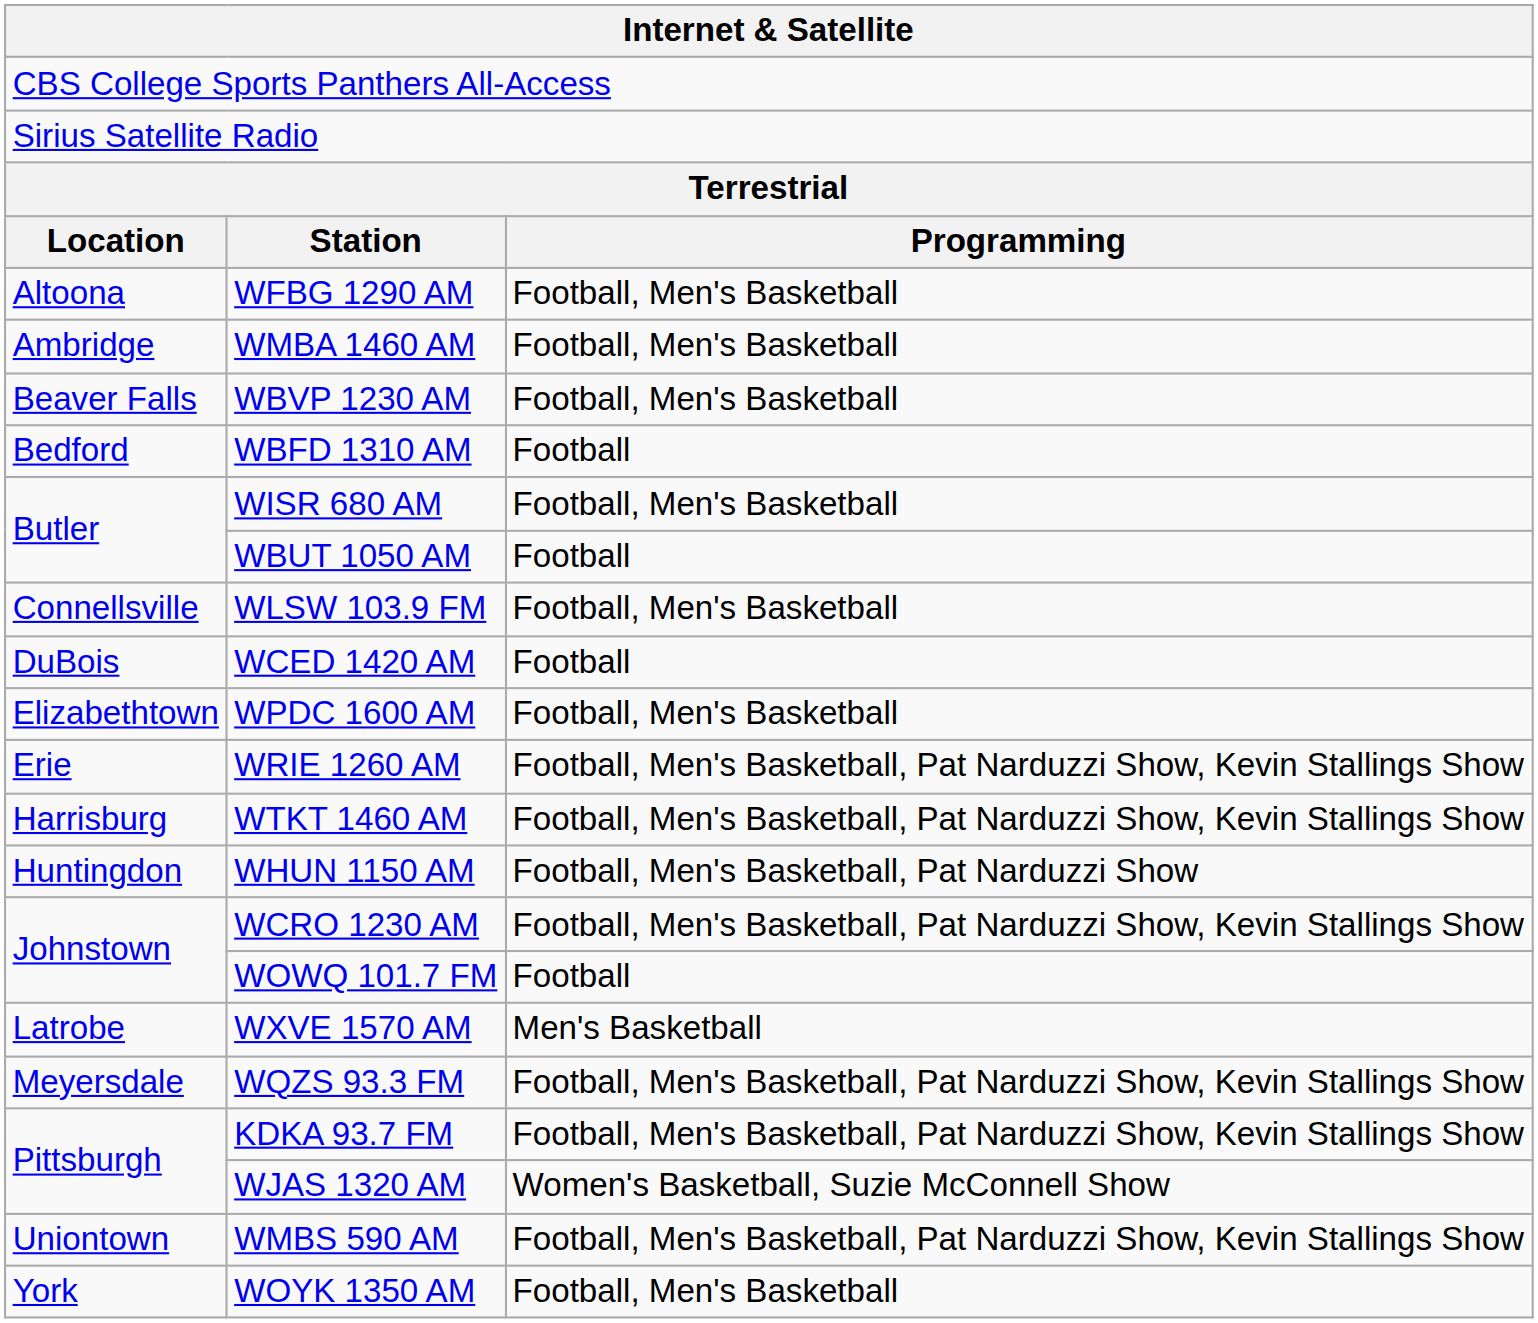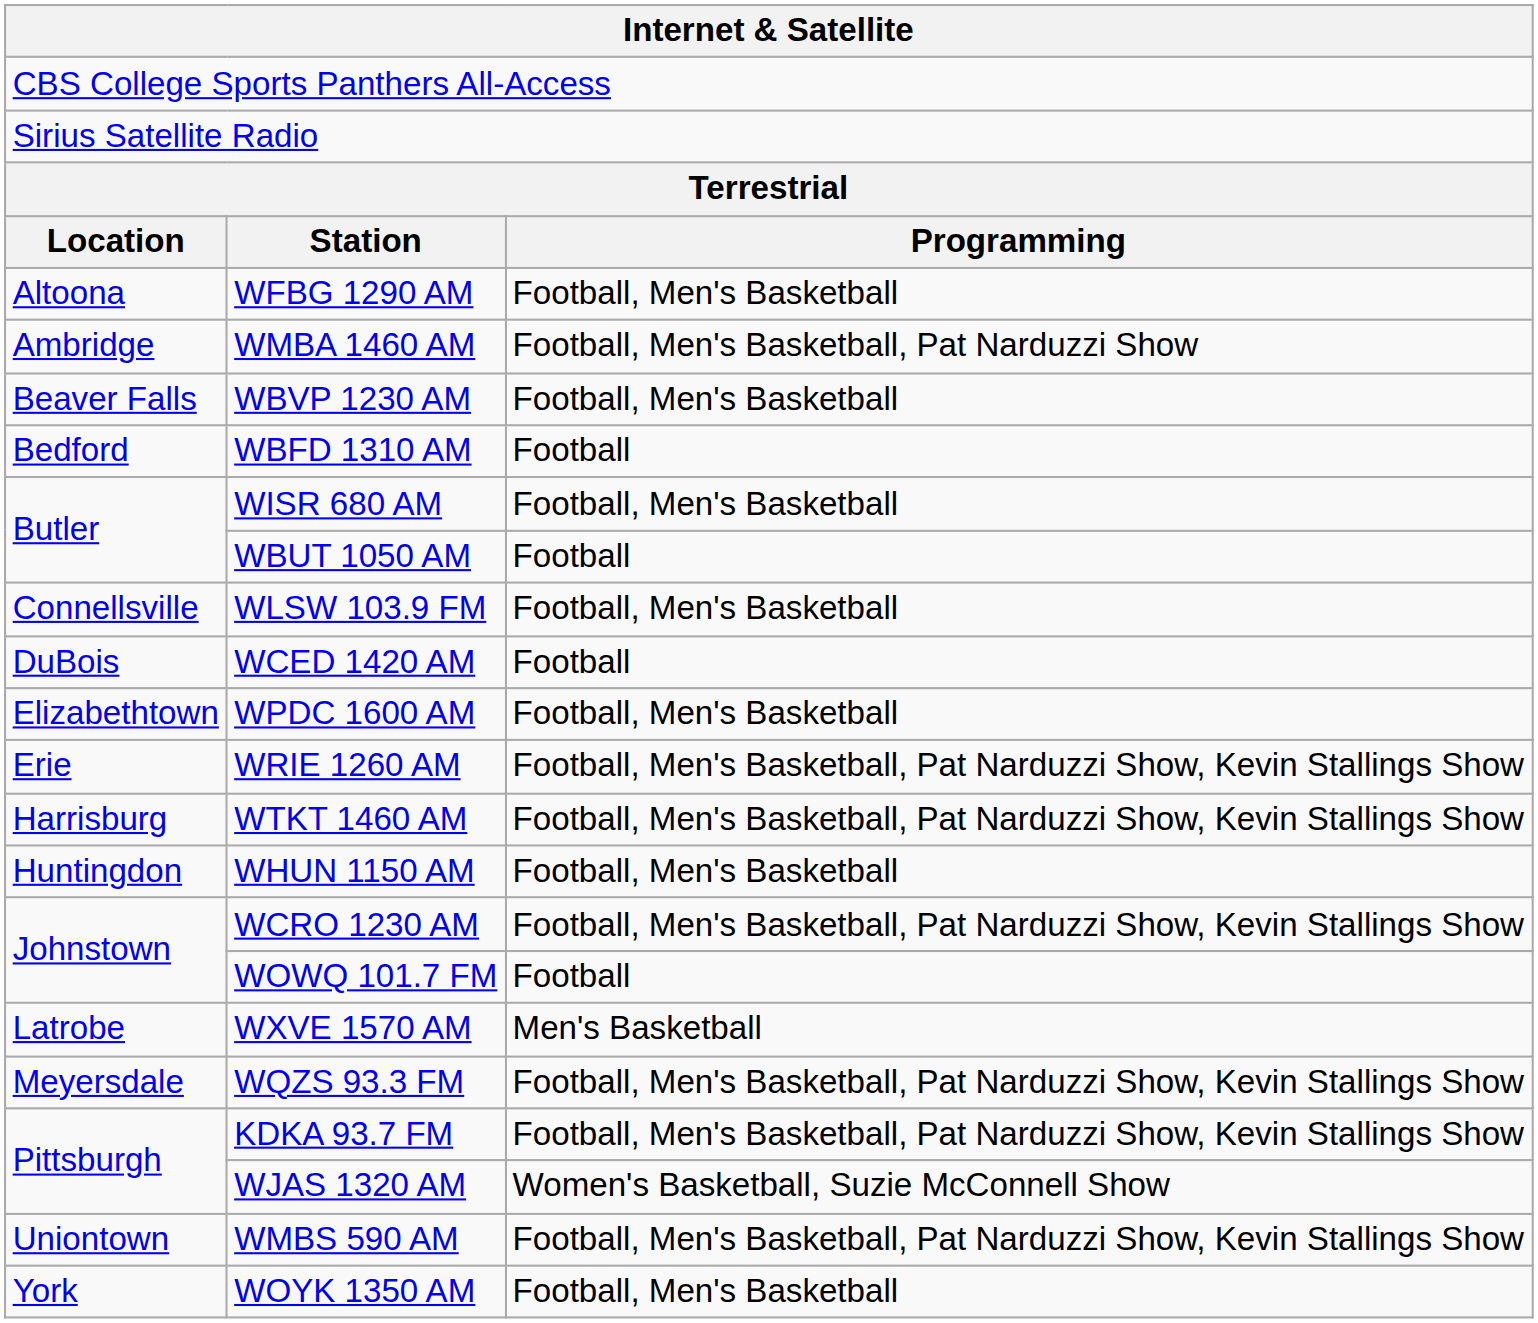(705, 345) Football, Men's Basketball -> (855, 345) Football, Men's Basketball, Pat Narduzzi Show
(855, 871) Football, Men's Basketball, Pat Narduzzi Show -> (705, 871) Football, Men's Basketball
